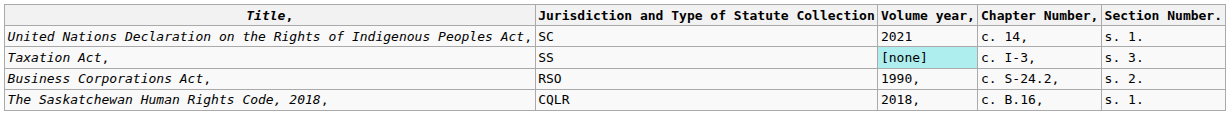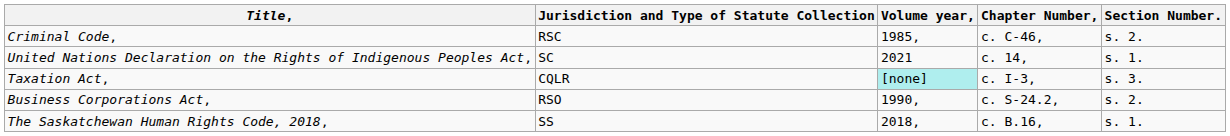+ row: (62, 36)
(546, 57) SS -> (554, 79) CQLR
(554, 100) CQLR -> (546, 121) SS
